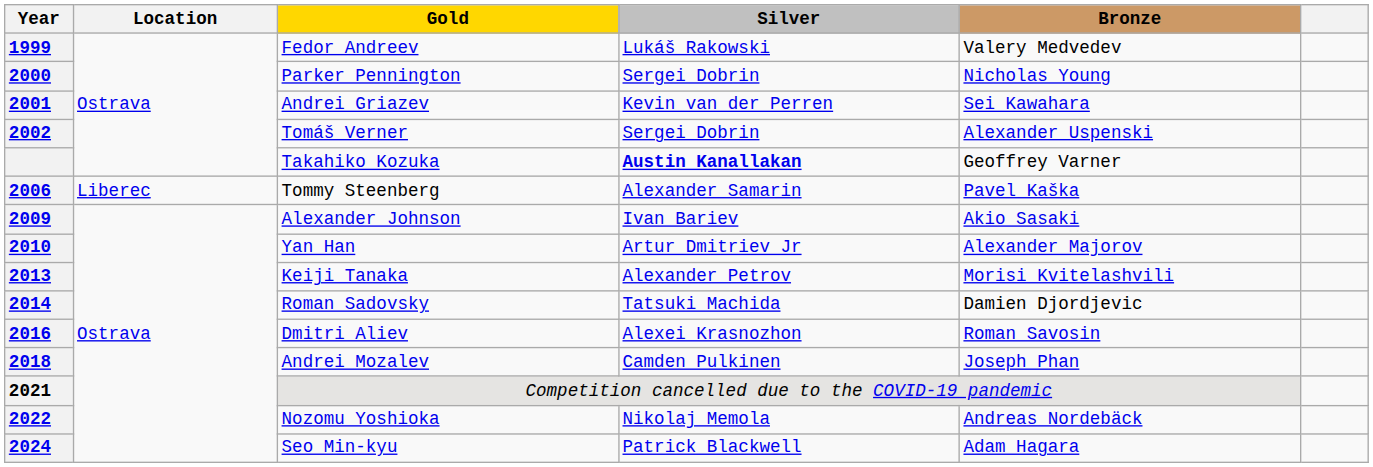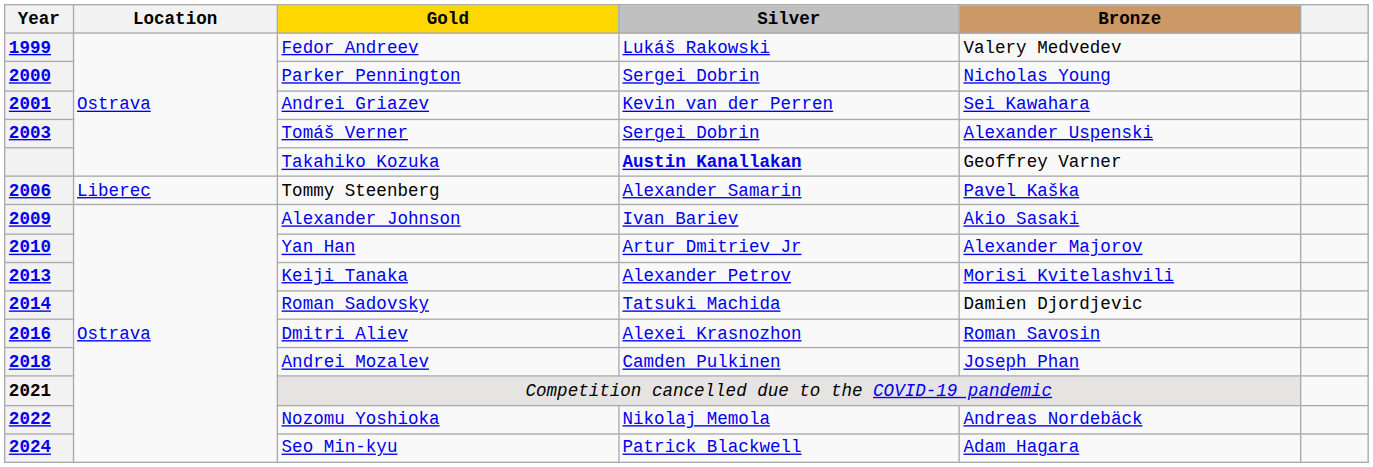(30, 133) 2002 -> (30, 133) 2003
